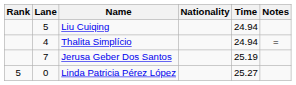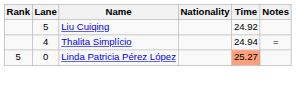(246, 27) 24.94 -> (246, 27) 24.92
- row: (116, 57)
(246, 73) no background -> (246, 57) lightsalmon background
